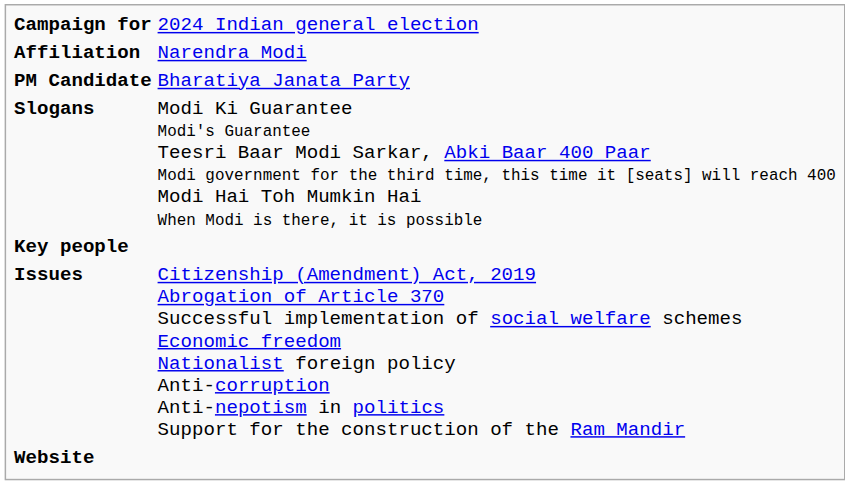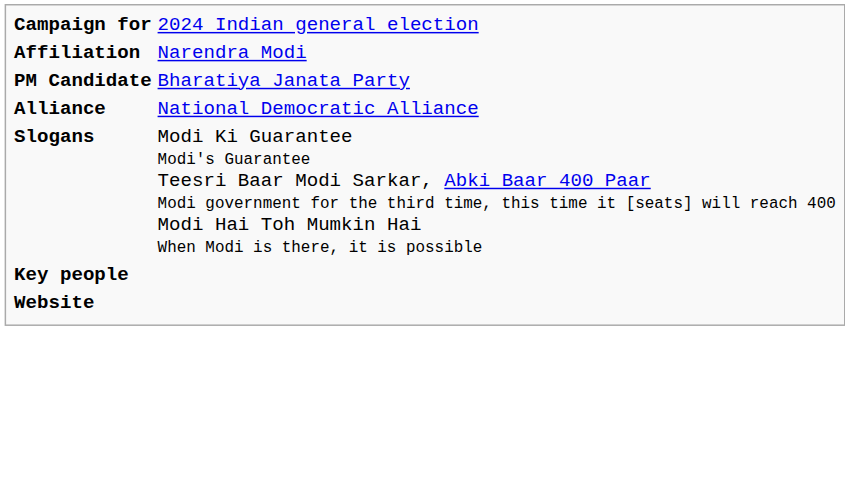+ row: (60, 109)
- row: (48, 275)
